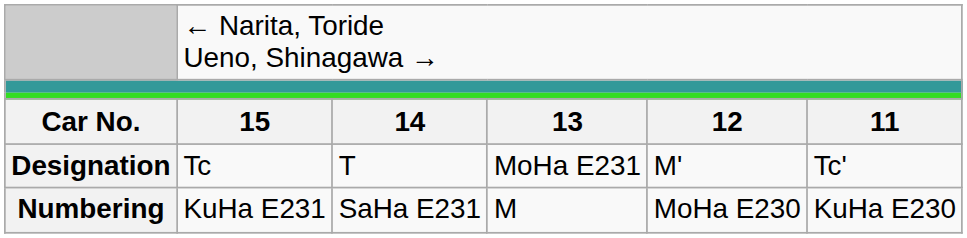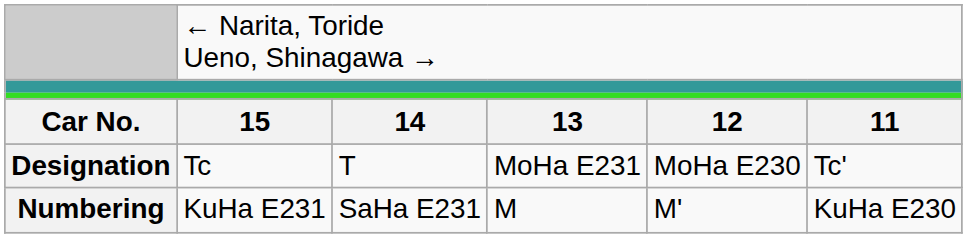(668, 165) M' -> (727, 165) MoHa E230
(727, 209) MoHa E230 -> (668, 209) M'
